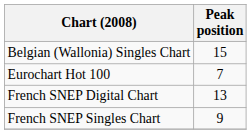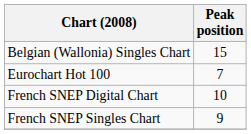(220, 96) 13 -> (220, 96) 10
